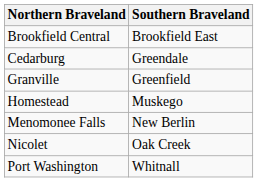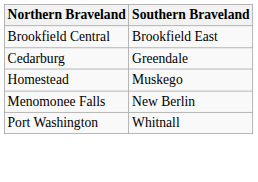- row: (33, 79)
- row: (28, 144)
